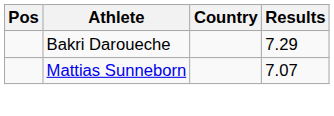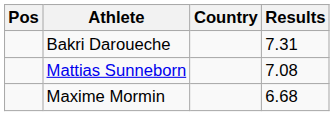(282, 44) 7.29 -> (282, 44) 7.31
(282, 70) 7.07 -> (282, 70) 7.08
+ row: (106, 96)
